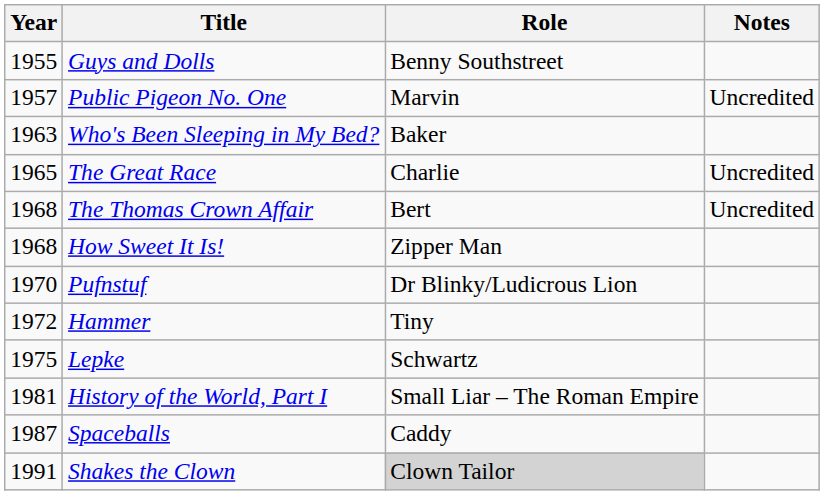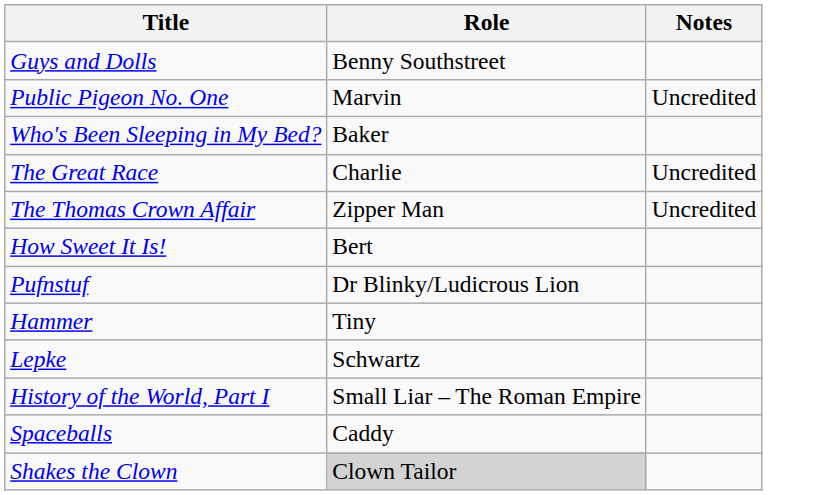- column: (34, 23)
(410, 209) Bert -> (388, 209) Zipper Man
(446, 246) Zipper Man -> (353, 246) Bert
